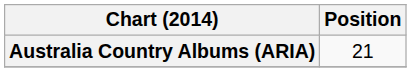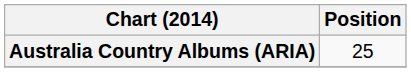(363, 50) 21 -> (363, 50) 25
